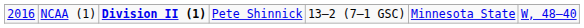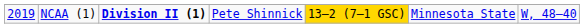(21, 14) 2016 -> (21, 14) 2019
(357, 14) no background -> (357, 14) gold background
